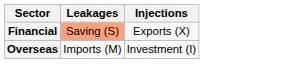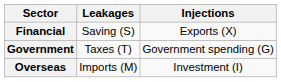(92, 31) lightsalmon background -> (108, 31) no background
+ row: (40, 49)
